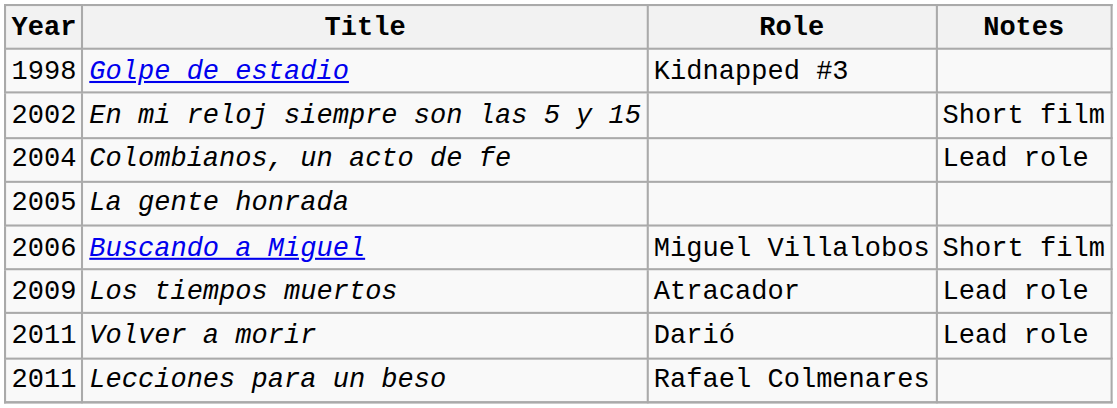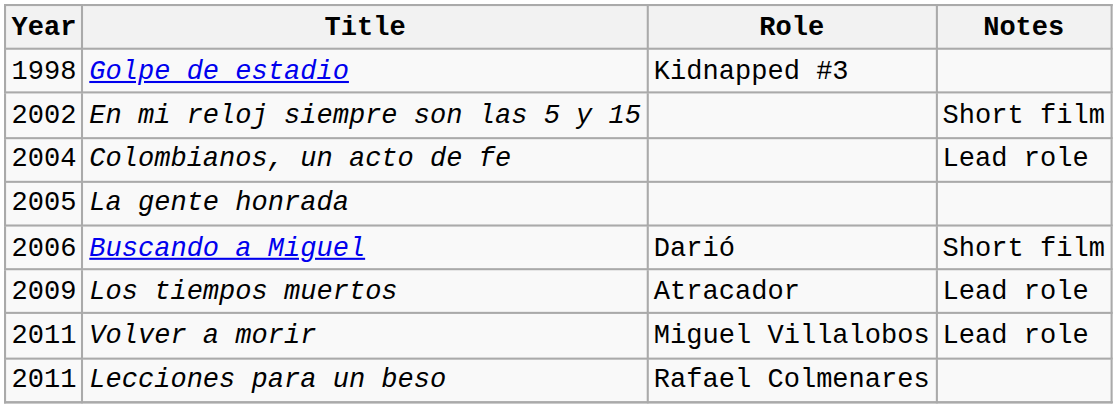(792, 247) Miguel Villalobos -> (694, 247) Darió
(694, 336) Darió -> (792, 336) Miguel Villalobos
